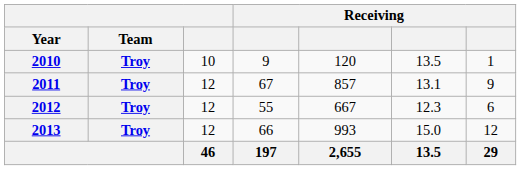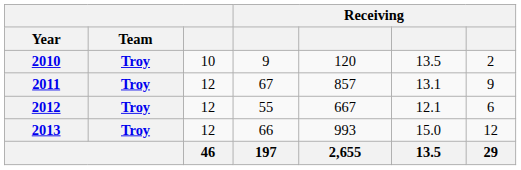(491, 61) 1 -> (491, 61) 2
(428, 107) 12.3 -> (428, 107) 12.1
